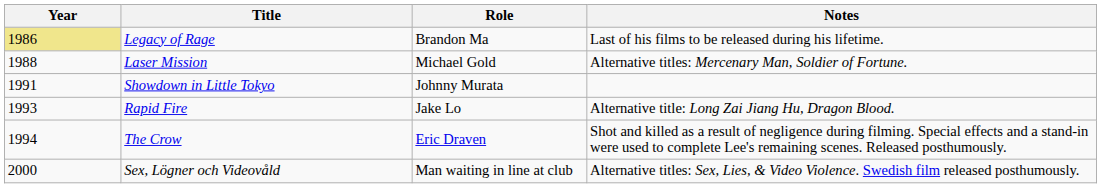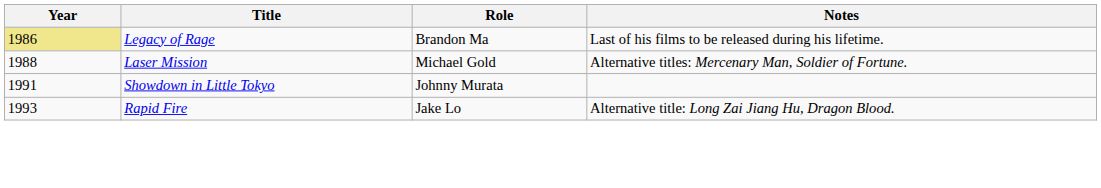- row: (153, 139)
- row: (202, 170)
